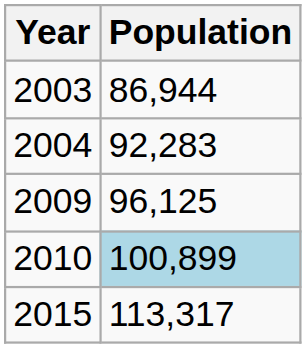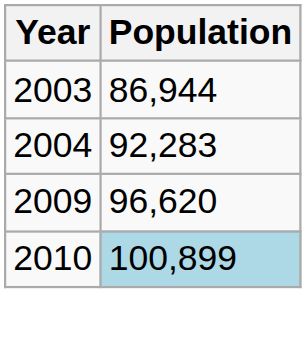(163, 201) 96,125 -> (163, 201) 96,620
- row: (53, 314)
